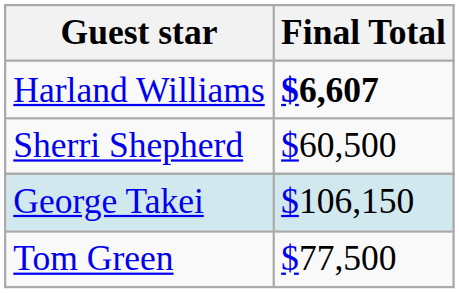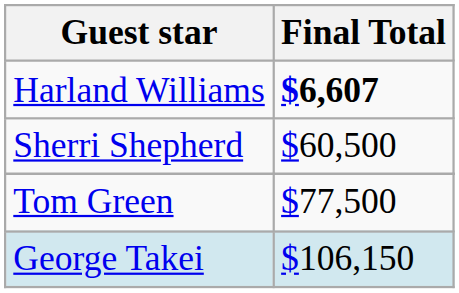rows swapped: (109, 201) <-> (93, 257)
